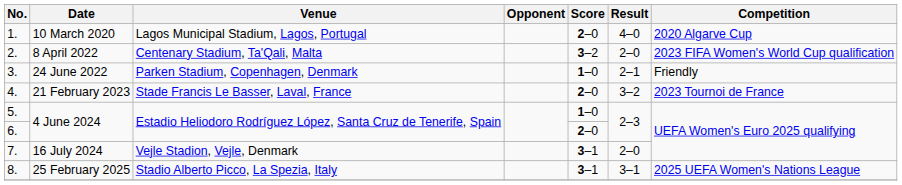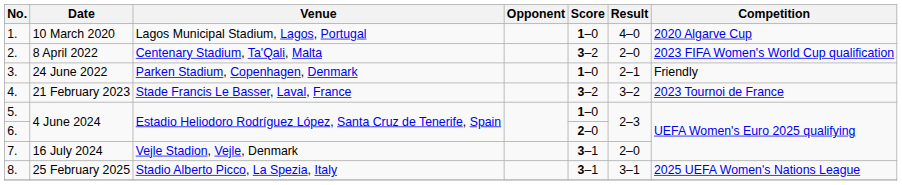(588, 33) 2–0 -> (588, 33) 1–0
(588, 92) 2–0 -> (588, 92) 3–2
